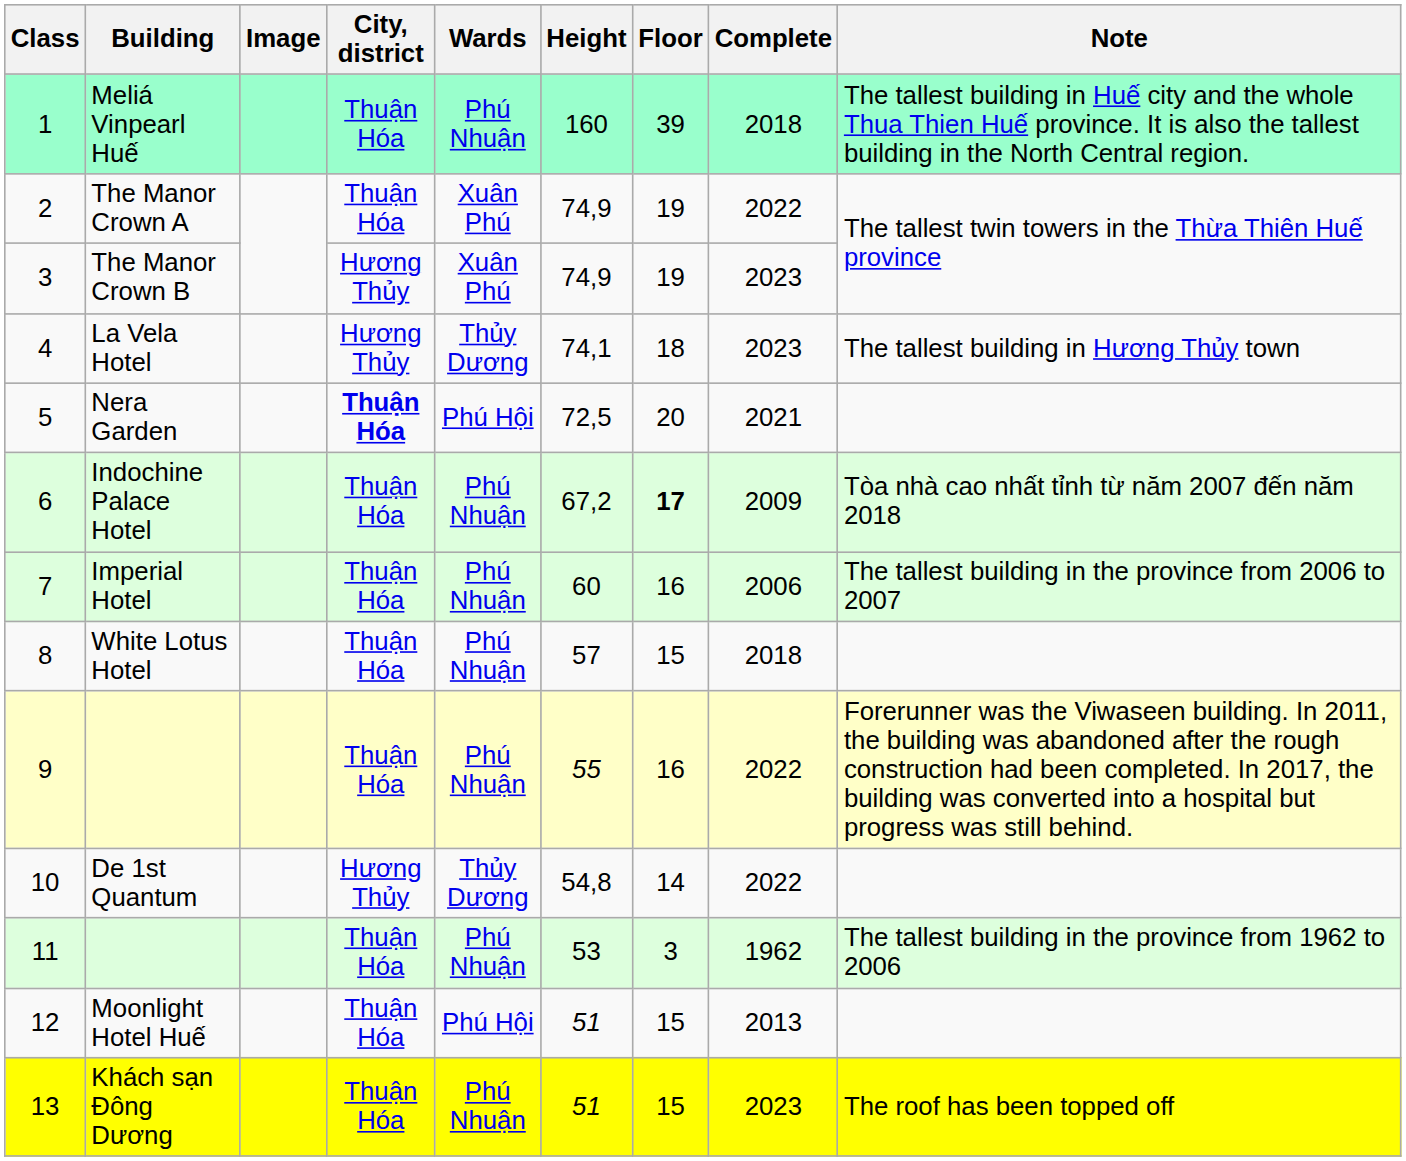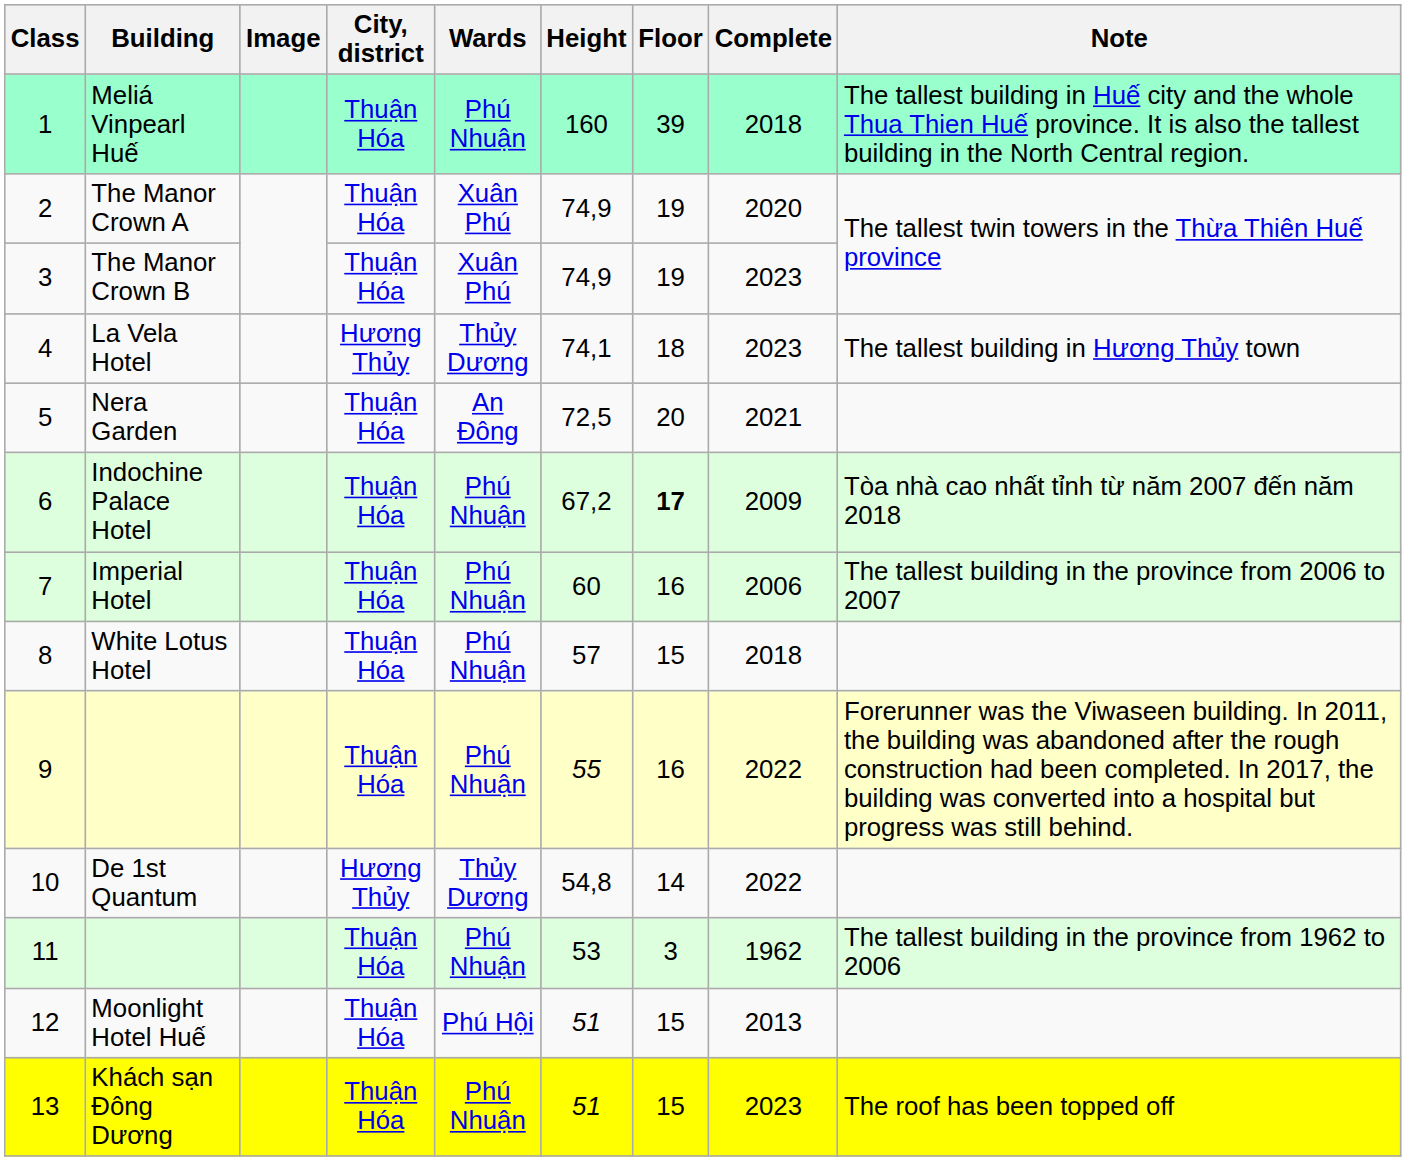(773, 208) 2022 -> (773, 208) 2020
(381, 277) Hương Thủy -> (381, 277) Thuận Hóa
(381, 417) bold -> (381, 417) normal
(488, 417) Phú Hội -> (488, 417) An Đông
